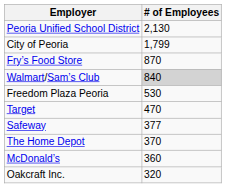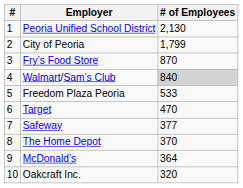+ column: (12, 12)
(153, 93) 530 -> (169, 93) 533
(153, 158) 360 -> (169, 158) 364
